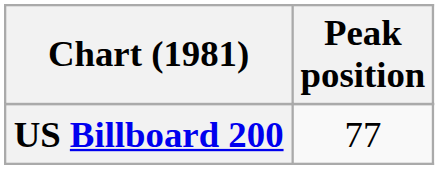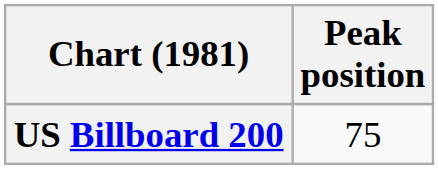(363, 133) 77 -> (363, 133) 75
